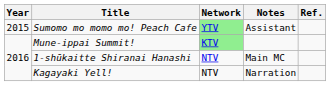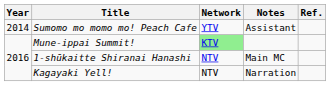(18, 27) 2015 -> (18, 27) 2014
(210, 27) lightgreen background -> (210, 27) no background
